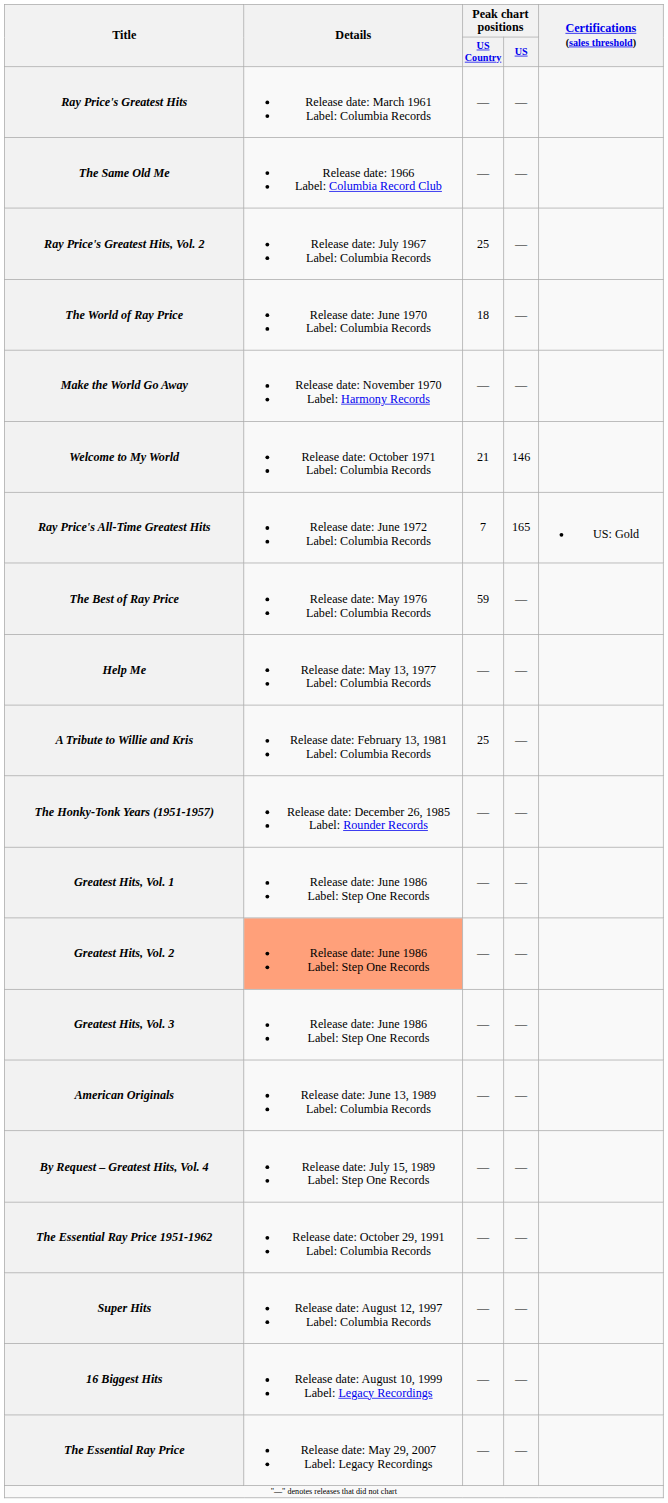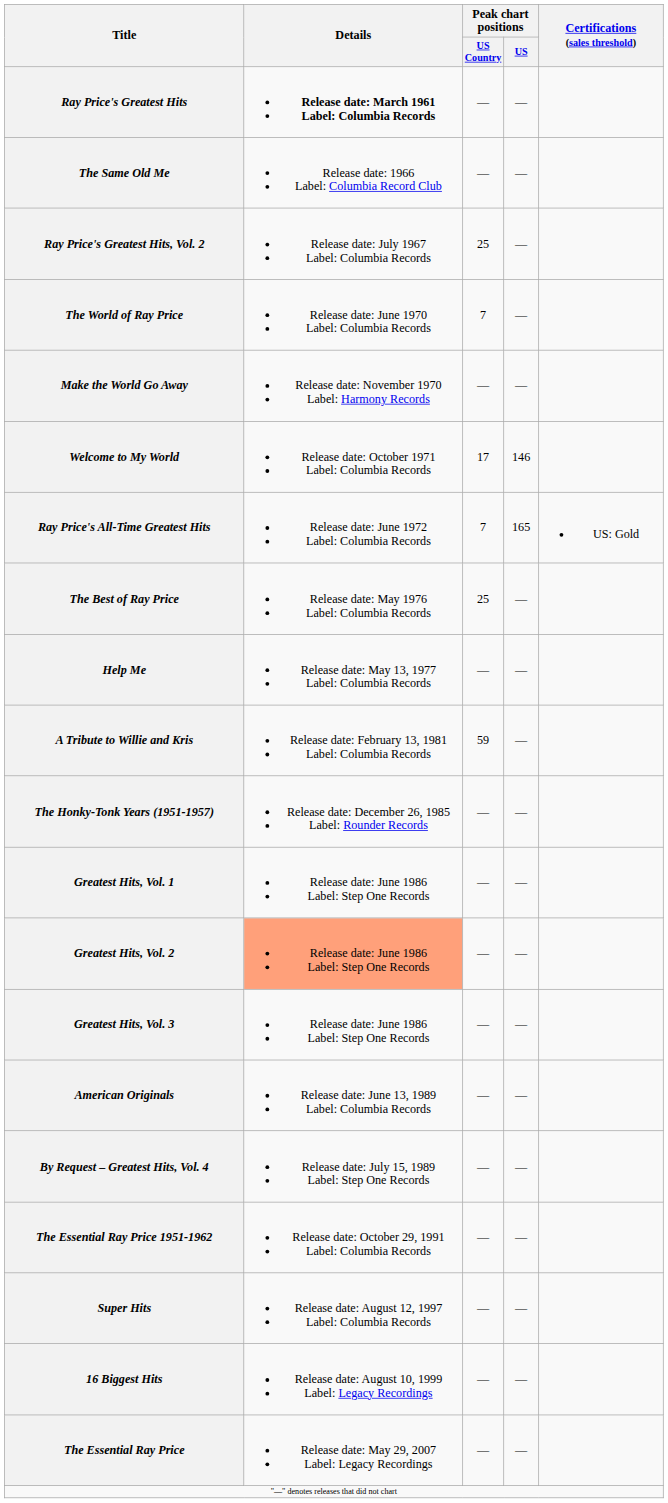(353, 109) normal -> (353, 109) bold
(483, 314) 18 -> (483, 314) 7
(483, 456) 21 -> (483, 456) 17
(483, 598) 59 -> (483, 598) 25
(483, 740) 25 -> (483, 740) 59
